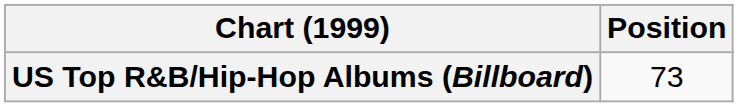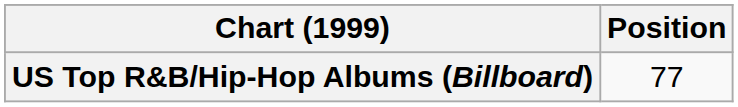(667, 76) 73 -> (667, 76) 77
